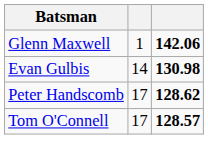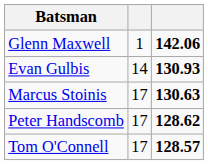(178, 69) 130.98 -> (178, 69) 130.93
+ row: (57, 95)
